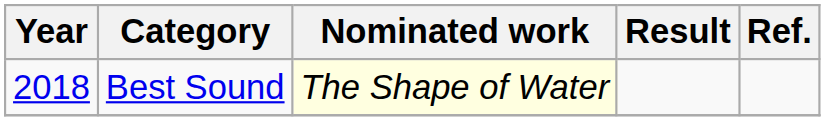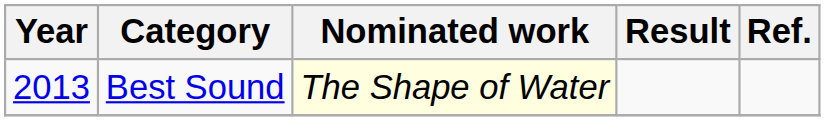(51, 86) 2018 -> (51, 86) 2013
